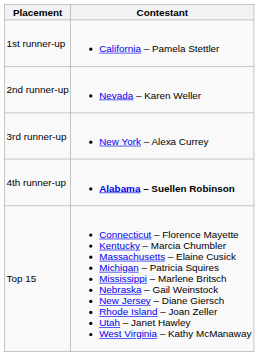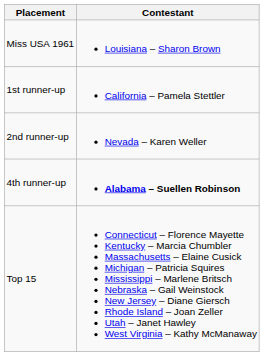+ row: (40, 43)
- row: (37, 136)
